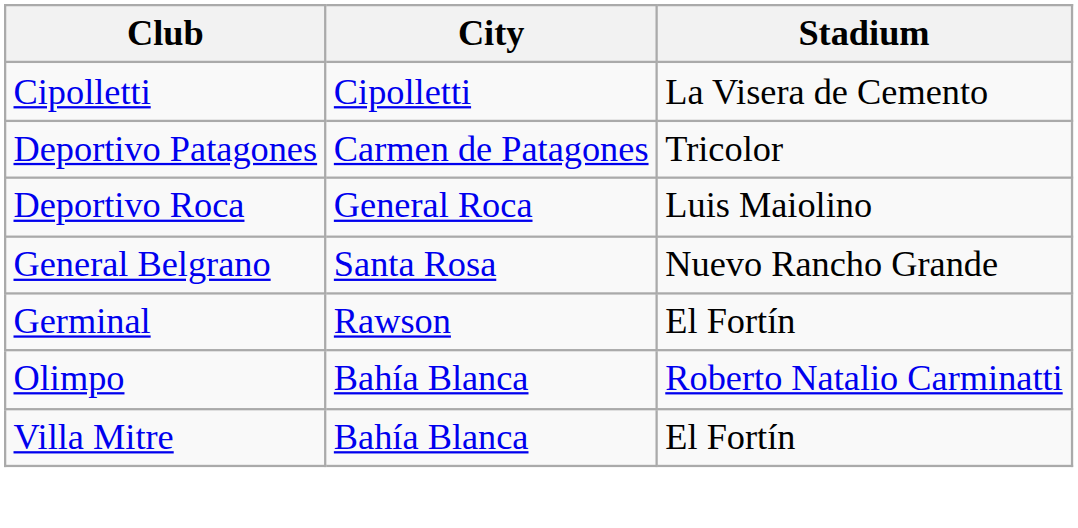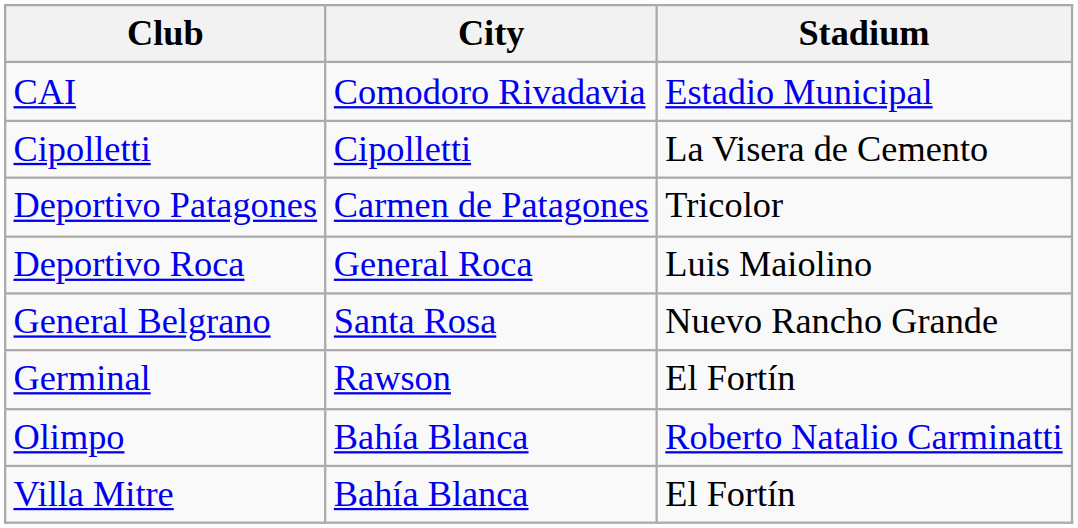+ row: (45, 90)
